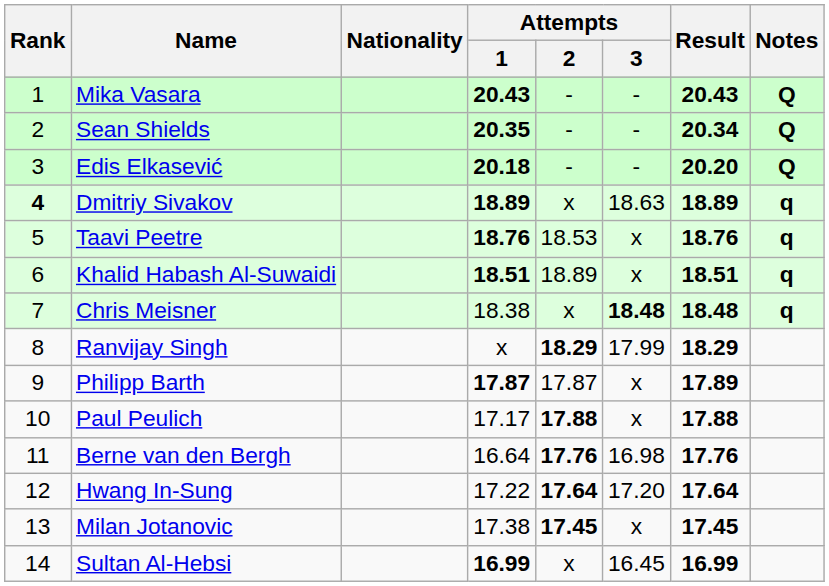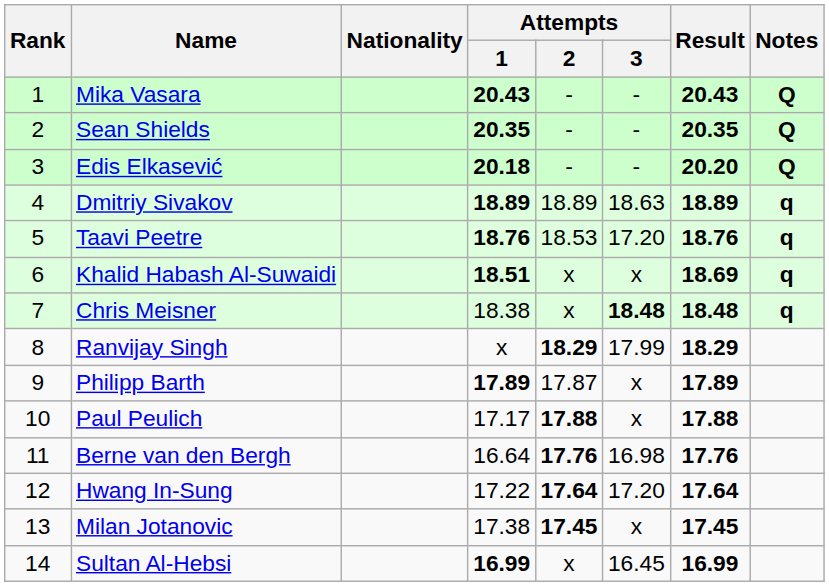(710, 130) 20.34 -> (710, 130) 20.35
(38, 202) bold -> (38, 202) normal
(569, 202) x -> (569, 202) 18.89
(636, 238) x -> (636, 238) 17.20
(569, 274) 18.89 -> (569, 274) x
(710, 274) 18.51 -> (710, 274) 18.69
(502, 382) 17.87 -> (502, 382) 17.89
